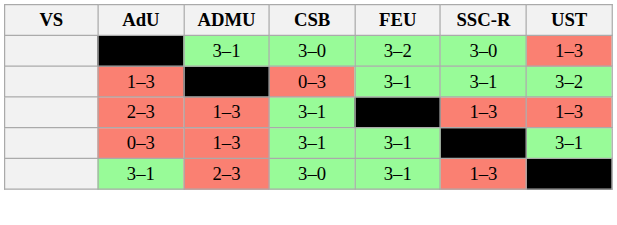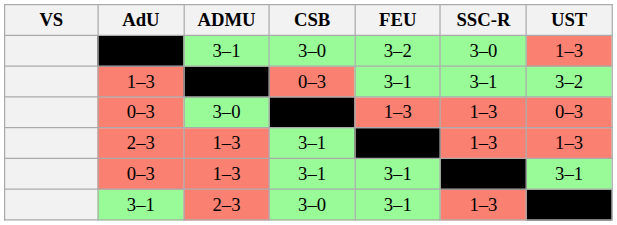+ row: (141, 112)
